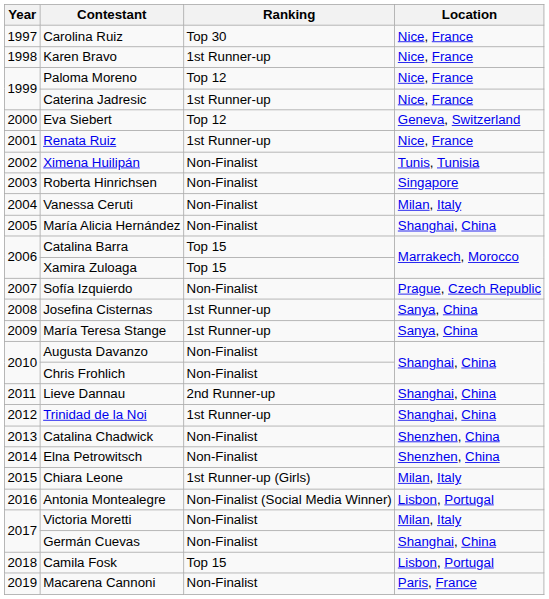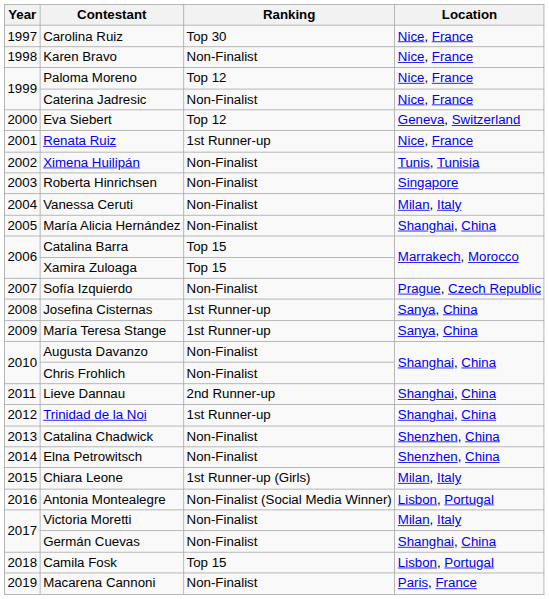(229, 57) 1st Runner-up -> (222, 57) Non-Finalist
(229, 99) 1st Runner-up -> (222, 99) Non-Finalist
